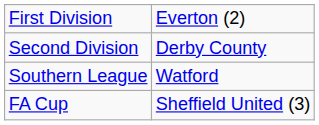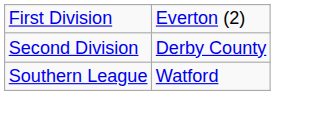- row: (38, 104)
